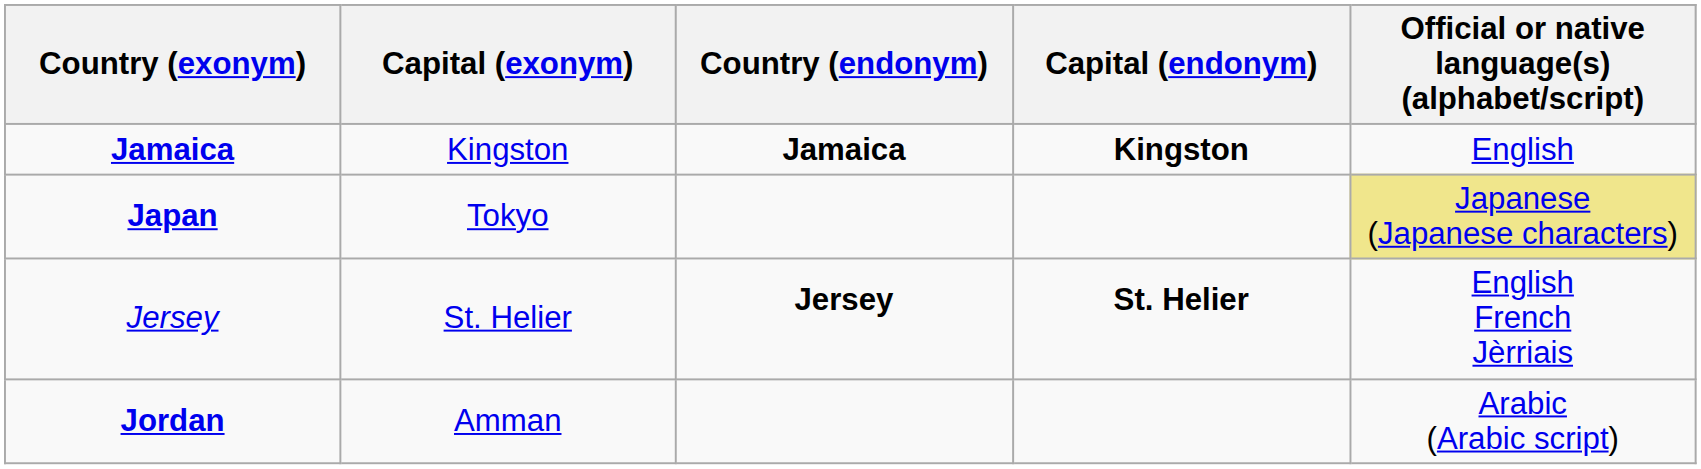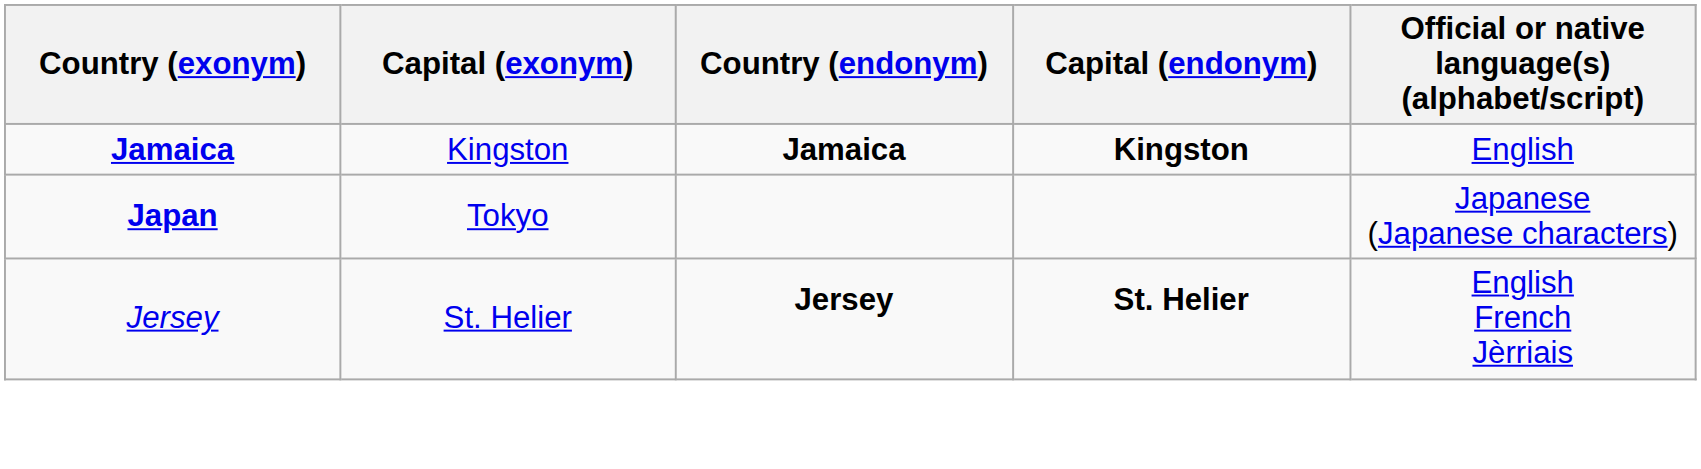(1523, 215) khaki background -> (1523, 215) no background
- row: (173, 420)
